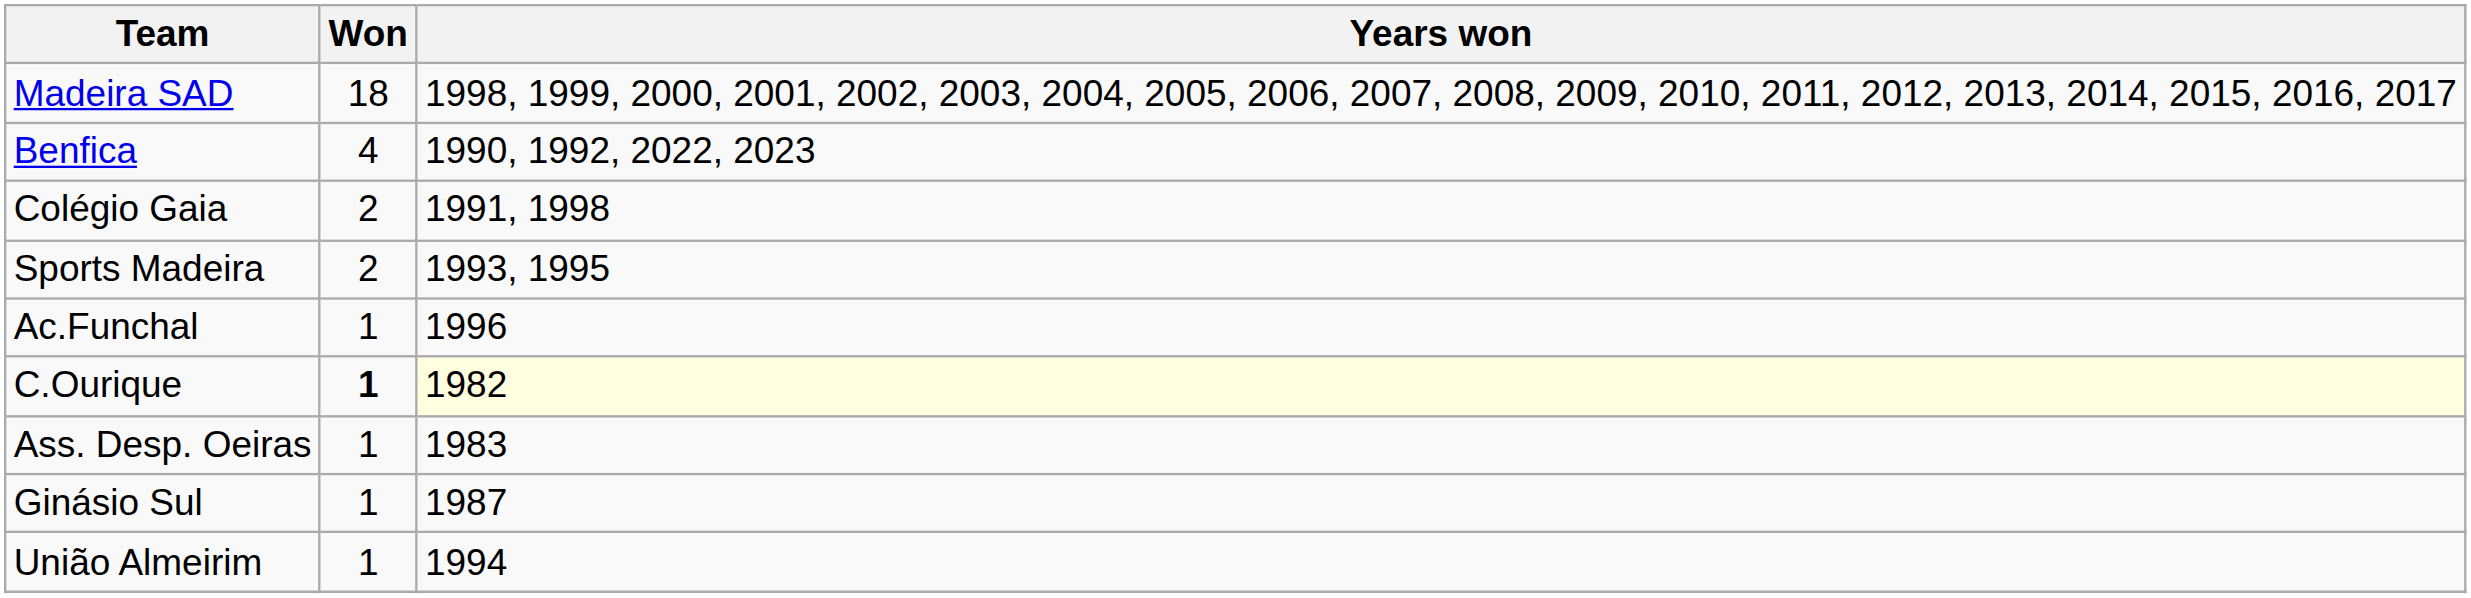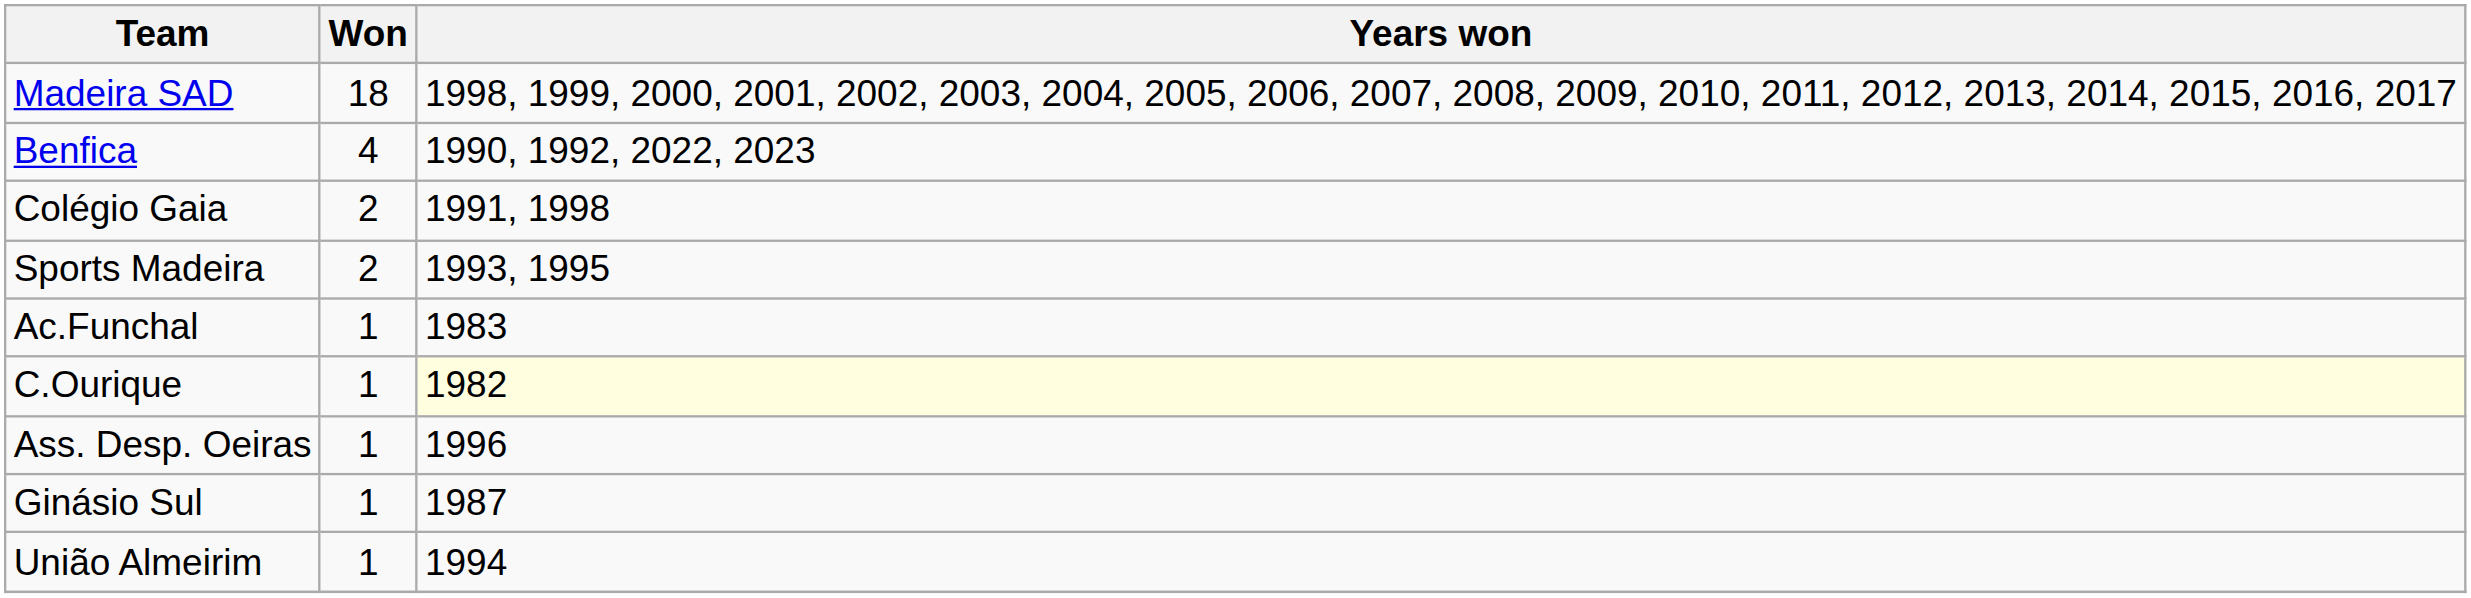(466, 326) 1996 -> (466, 326) 1983
(368, 385) bold -> (368, 385) normal
(466, 444) 1983 -> (466, 444) 1996
